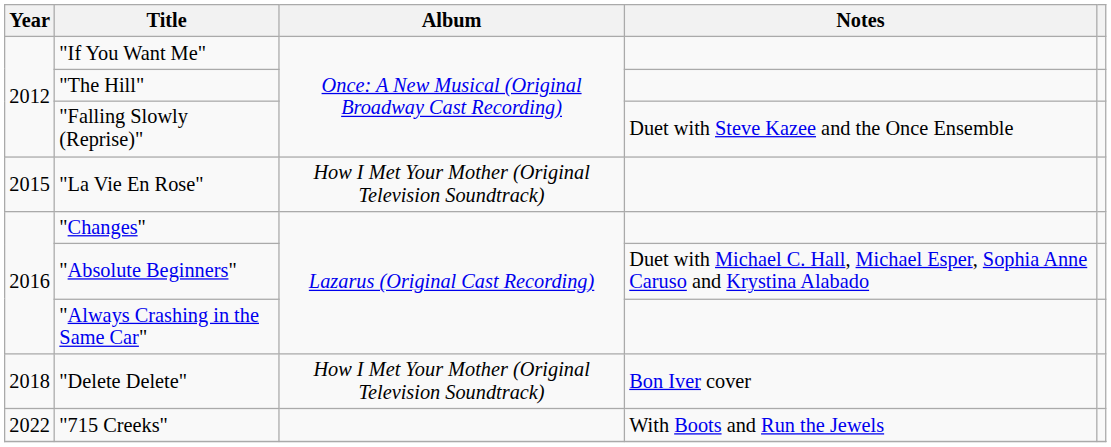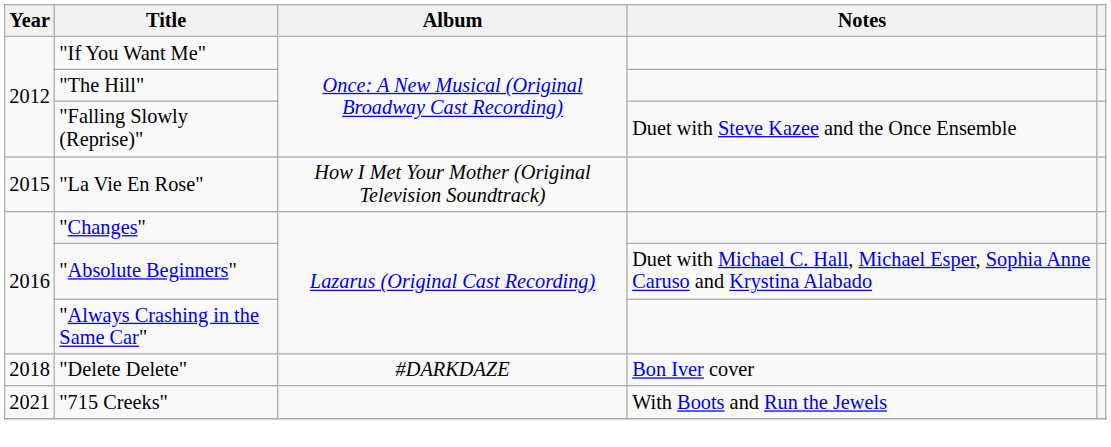(452, 381) How I Met Your Mother (Original Television Soundtrack) -> (453, 369) #DARKDAZE
(30, 424) 2022 -> (30, 402) 2021
